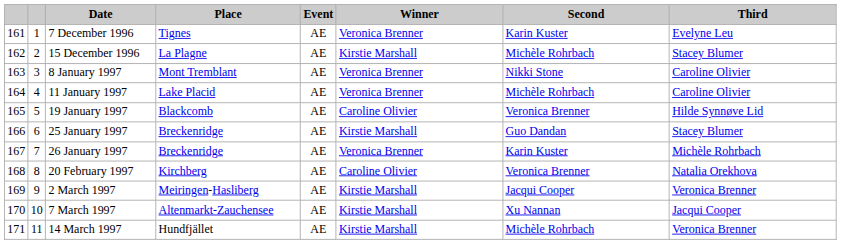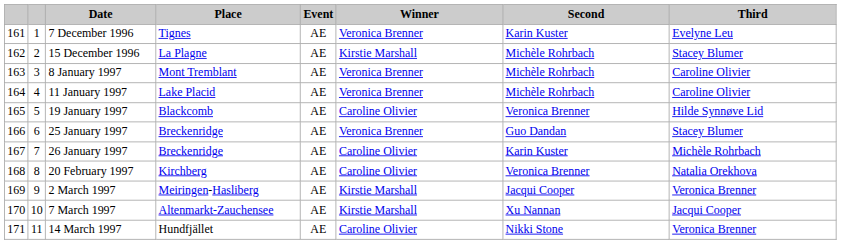(534, 72) Nikki Stone -> (550, 72) Michèle Rohrbach
(378, 131) Kirstie Marshall -> (381, 131) Veronica Brenner
(381, 151) Veronica Brenner -> (378, 151) Caroline Olivier
(378, 229) Kirstie Marshall -> (378, 229) Caroline Olivier
(550, 229) Michèle Rohrbach -> (534, 229) Nikki Stone
